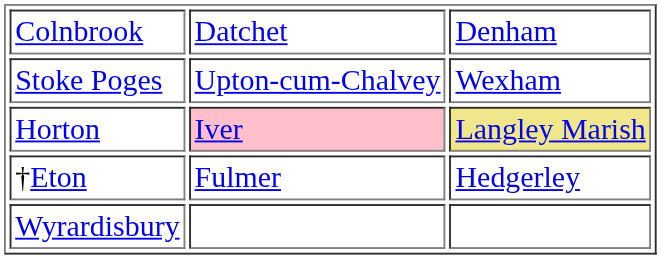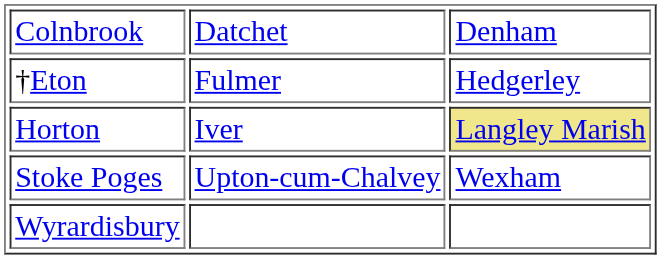rows swapped: (51, 177) <-> (89, 80)
(219, 128) pink background -> (219, 128) no background
